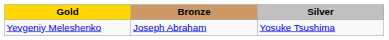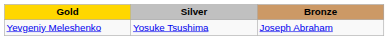columns swapped: (321, 12) <-> (194, 12)
